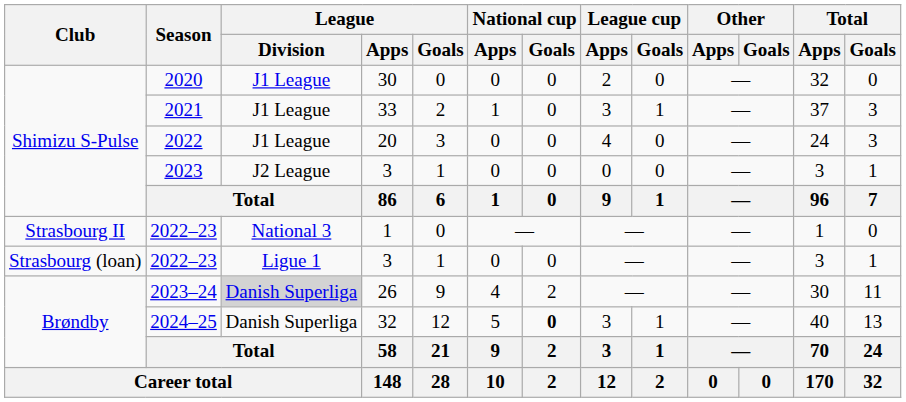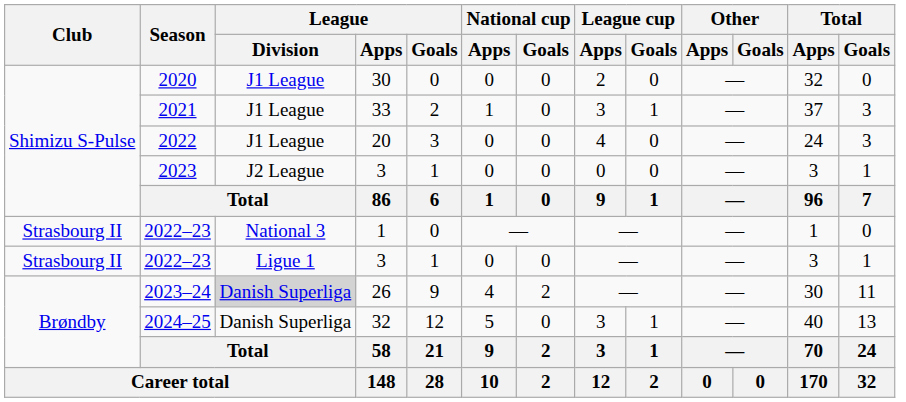(75, 261) Strasbourg (loan) -> (72, 261) Strasbourg II
(552, 321) bold -> (546, 321) normal
